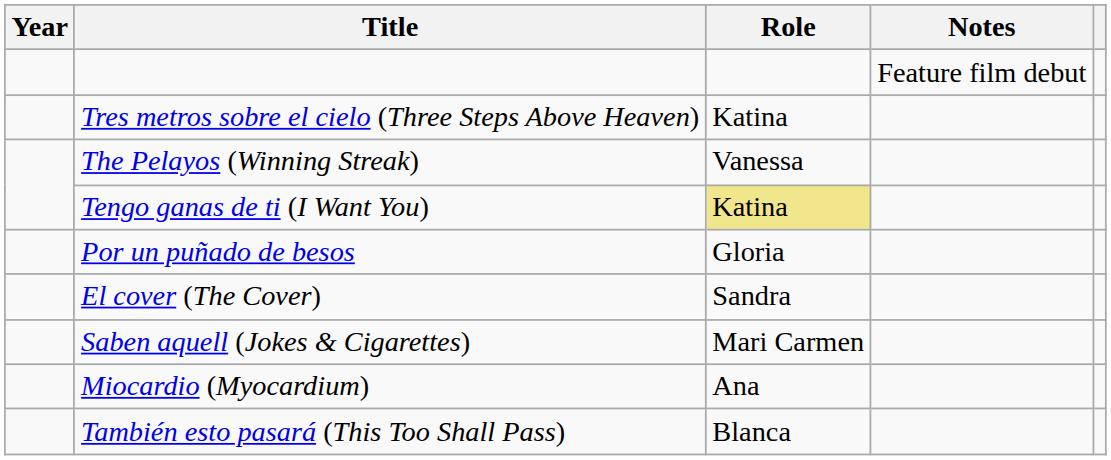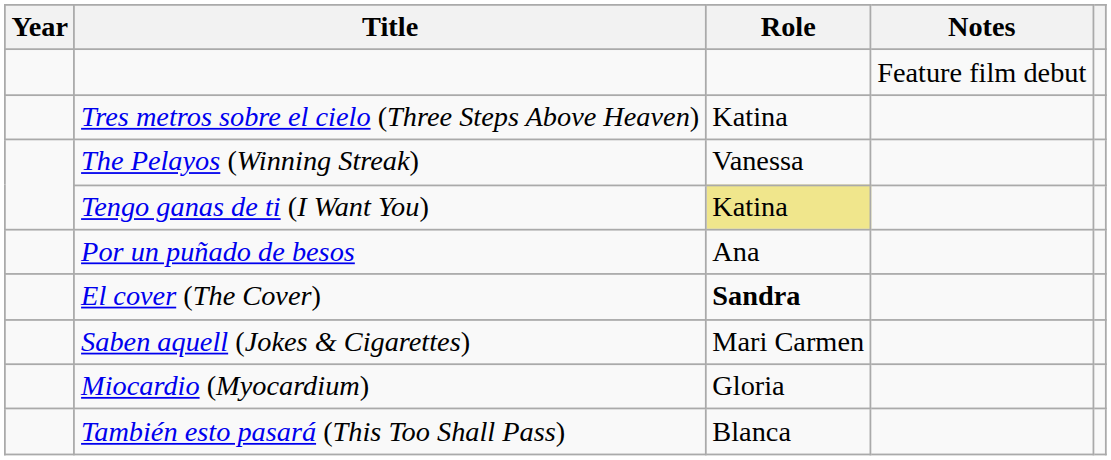(749, 251) Gloria -> (736, 251) Ana
(752, 296) normal -> (756, 296) bold
(736, 386) Ana -> (749, 386) Gloria
